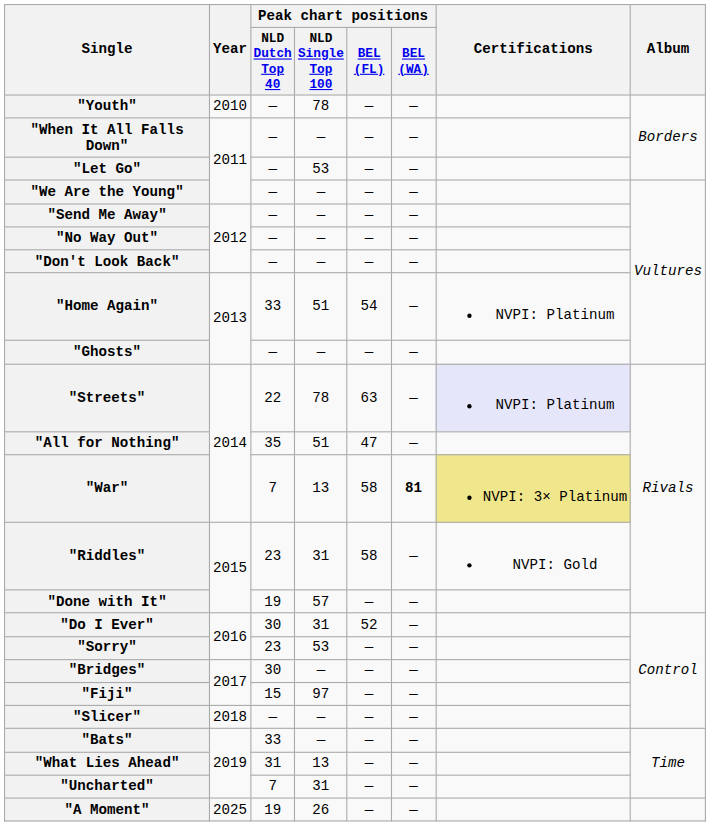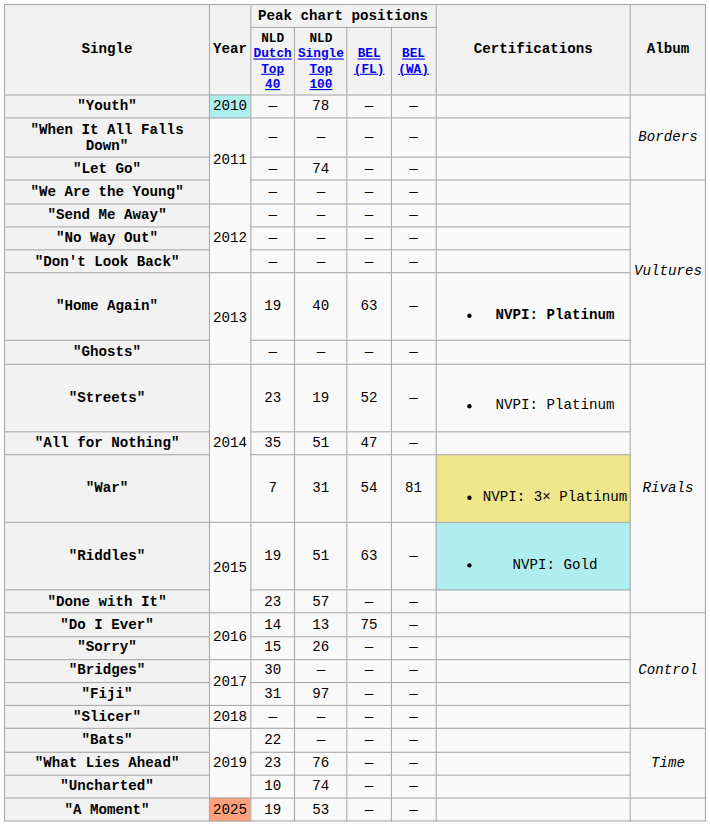(230, 106) no background -> (230, 106) paleturquoise background
(321, 169) 53 -> (321, 169) 74
(273, 307) 33 -> (273, 307) 19
(321, 307) 51 -> (321, 307) 40
(369, 307) 54 -> (369, 307) 63
(533, 315) normal -> (533, 315) bold
(273, 398) 22 -> (273, 398) 23
(321, 398) 78 -> (321, 398) 19
(369, 398) 63 -> (369, 398) 52
(533, 406) lavender background -> (533, 406) no background
(321, 489) 13 -> (321, 489) 31
(369, 489) 58 -> (369, 489) 54
(414, 489) bold -> (414, 489) normal
(273, 556) 23 -> (273, 556) 19
(321, 556) 31 -> (321, 556) 51
(369, 556) 58 -> (369, 556) 63
(533, 564) no background -> (533, 564) paleturquoise background
(273, 602) 19 -> (273, 602) 23
(273, 625) 30 -> (273, 625) 14
(321, 625) 31 -> (321, 625) 13
(369, 625) 52 -> (369, 625) 75
(273, 648) 23 -> (273, 648) 15
(321, 648) 53 -> (321, 648) 26
(273, 694) 15 -> (273, 694) 31
(273, 740) 33 -> (273, 740) 22
(273, 763) 31 -> (273, 763) 23
(321, 763) 13 -> (321, 763) 76
(273, 786) 7 -> (273, 786) 10
(321, 786) 31 -> (321, 786) 74
(230, 810) no background -> (230, 810) lightsalmon background
(321, 810) 26 -> (321, 810) 53
